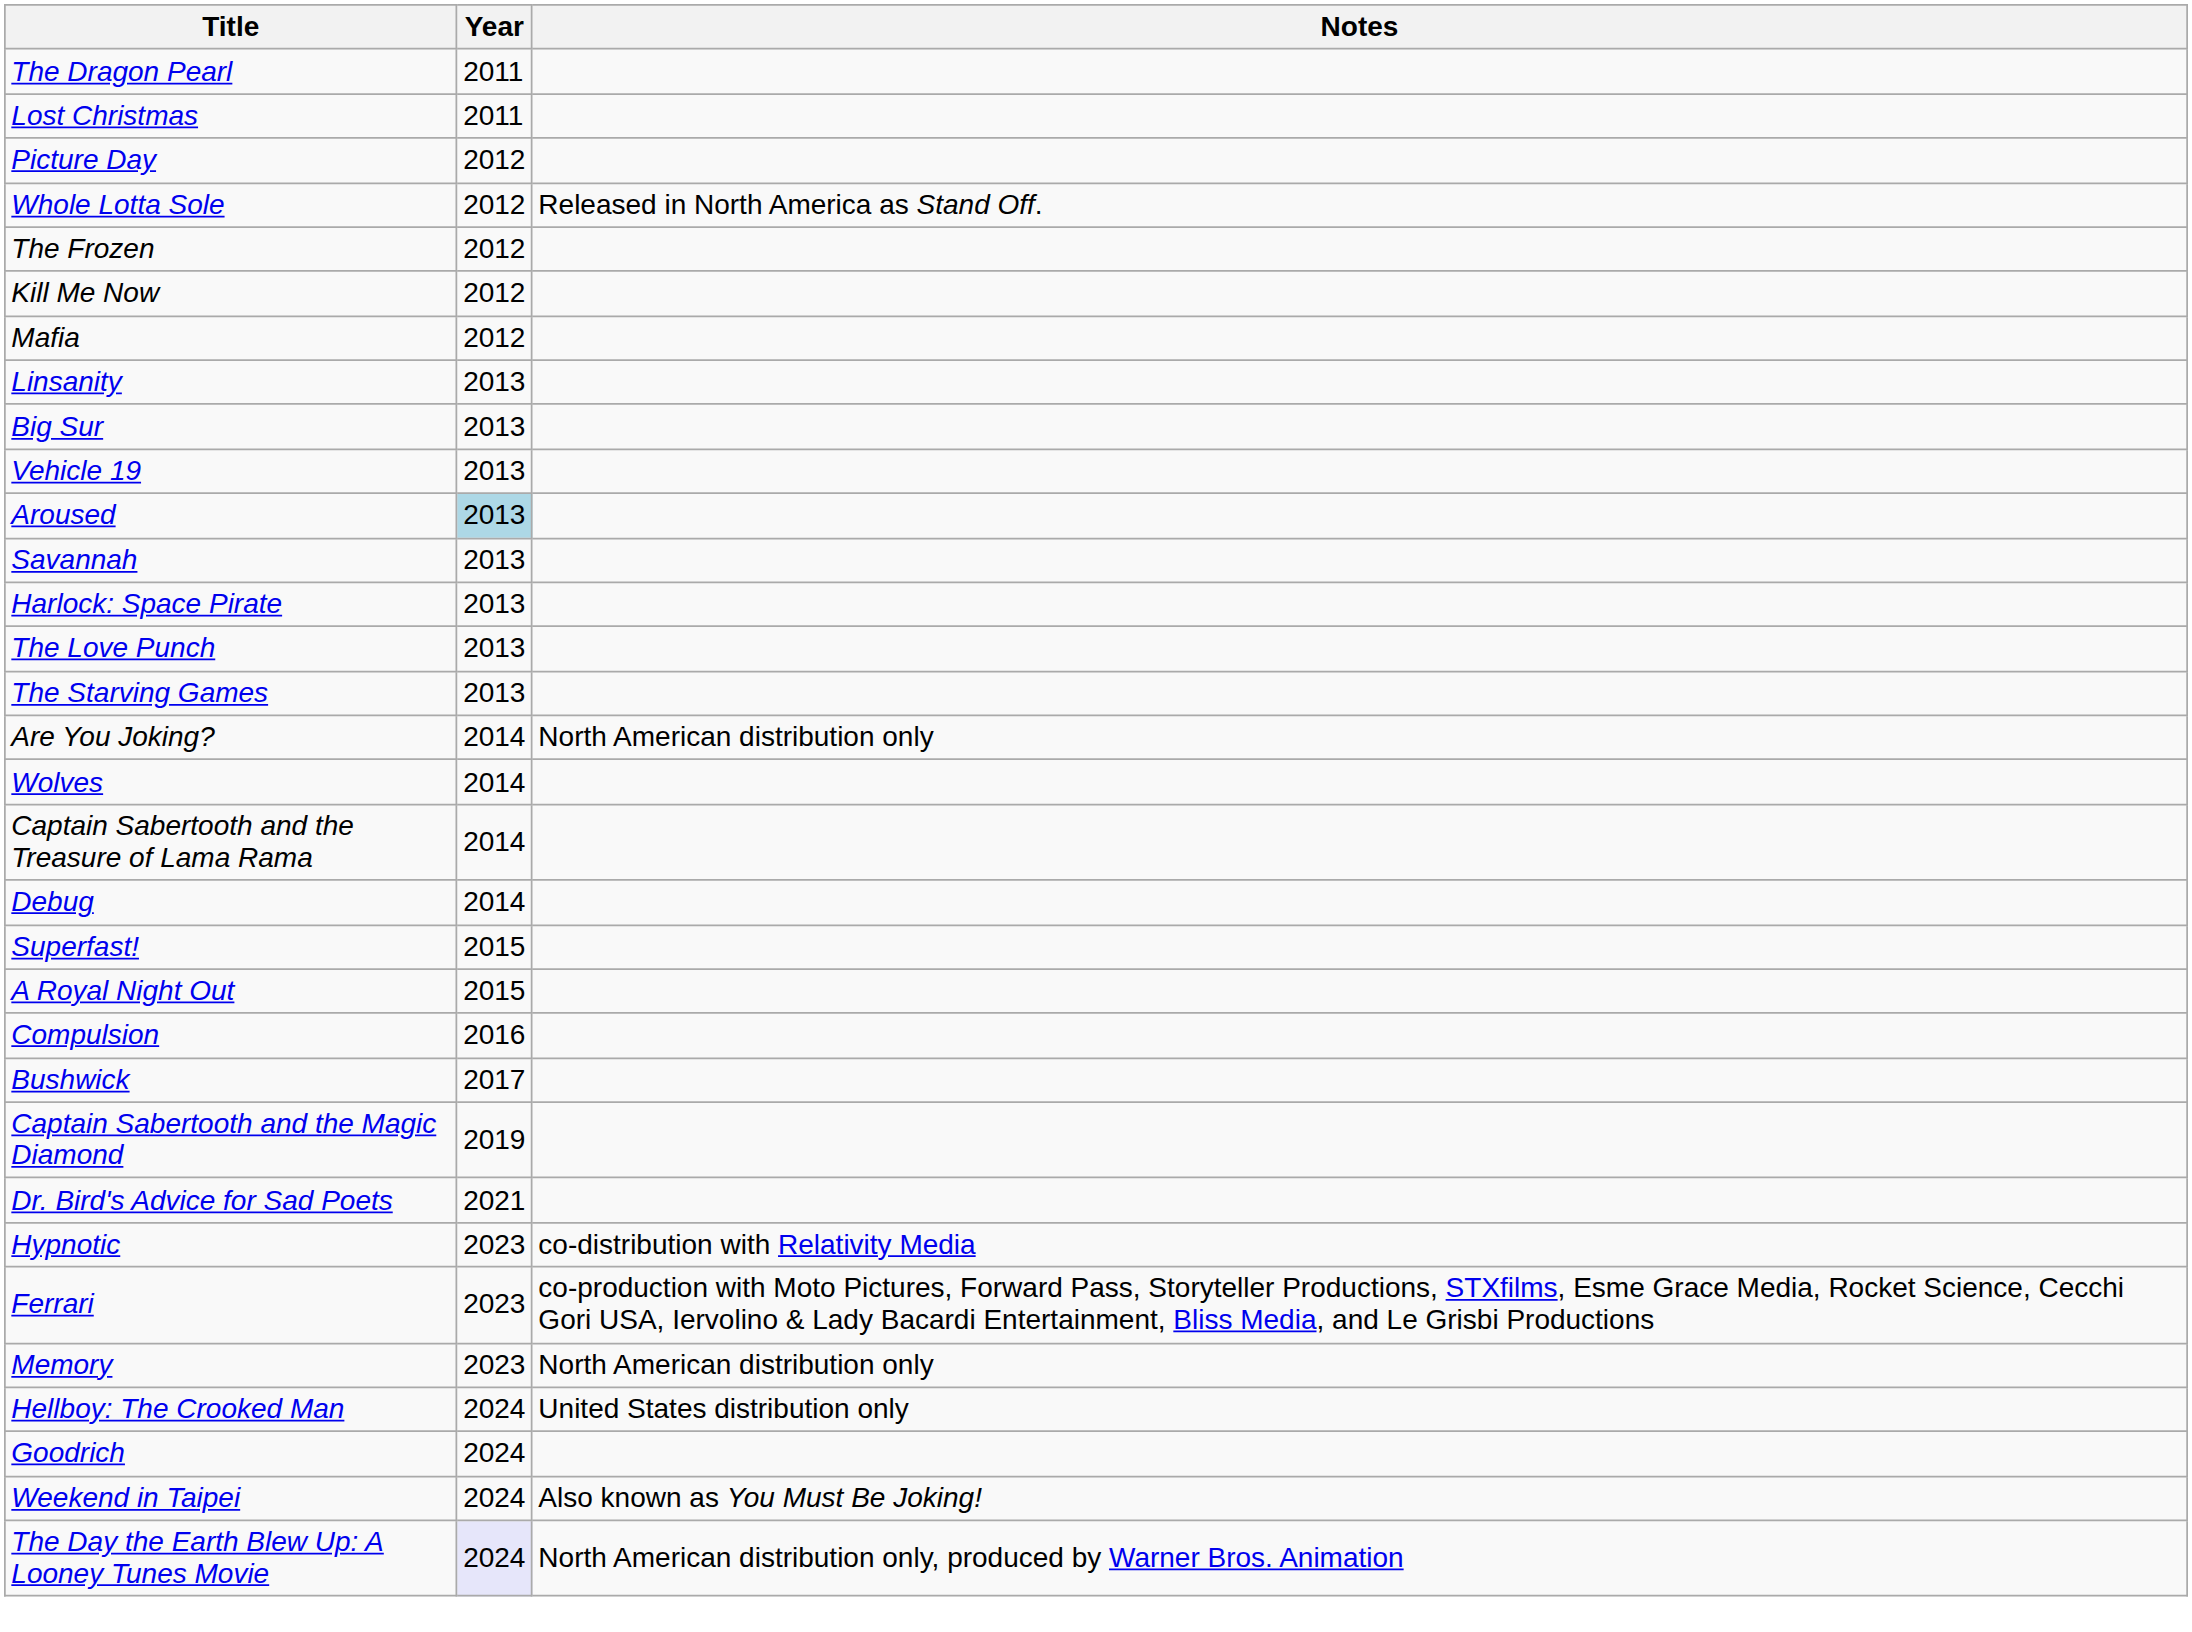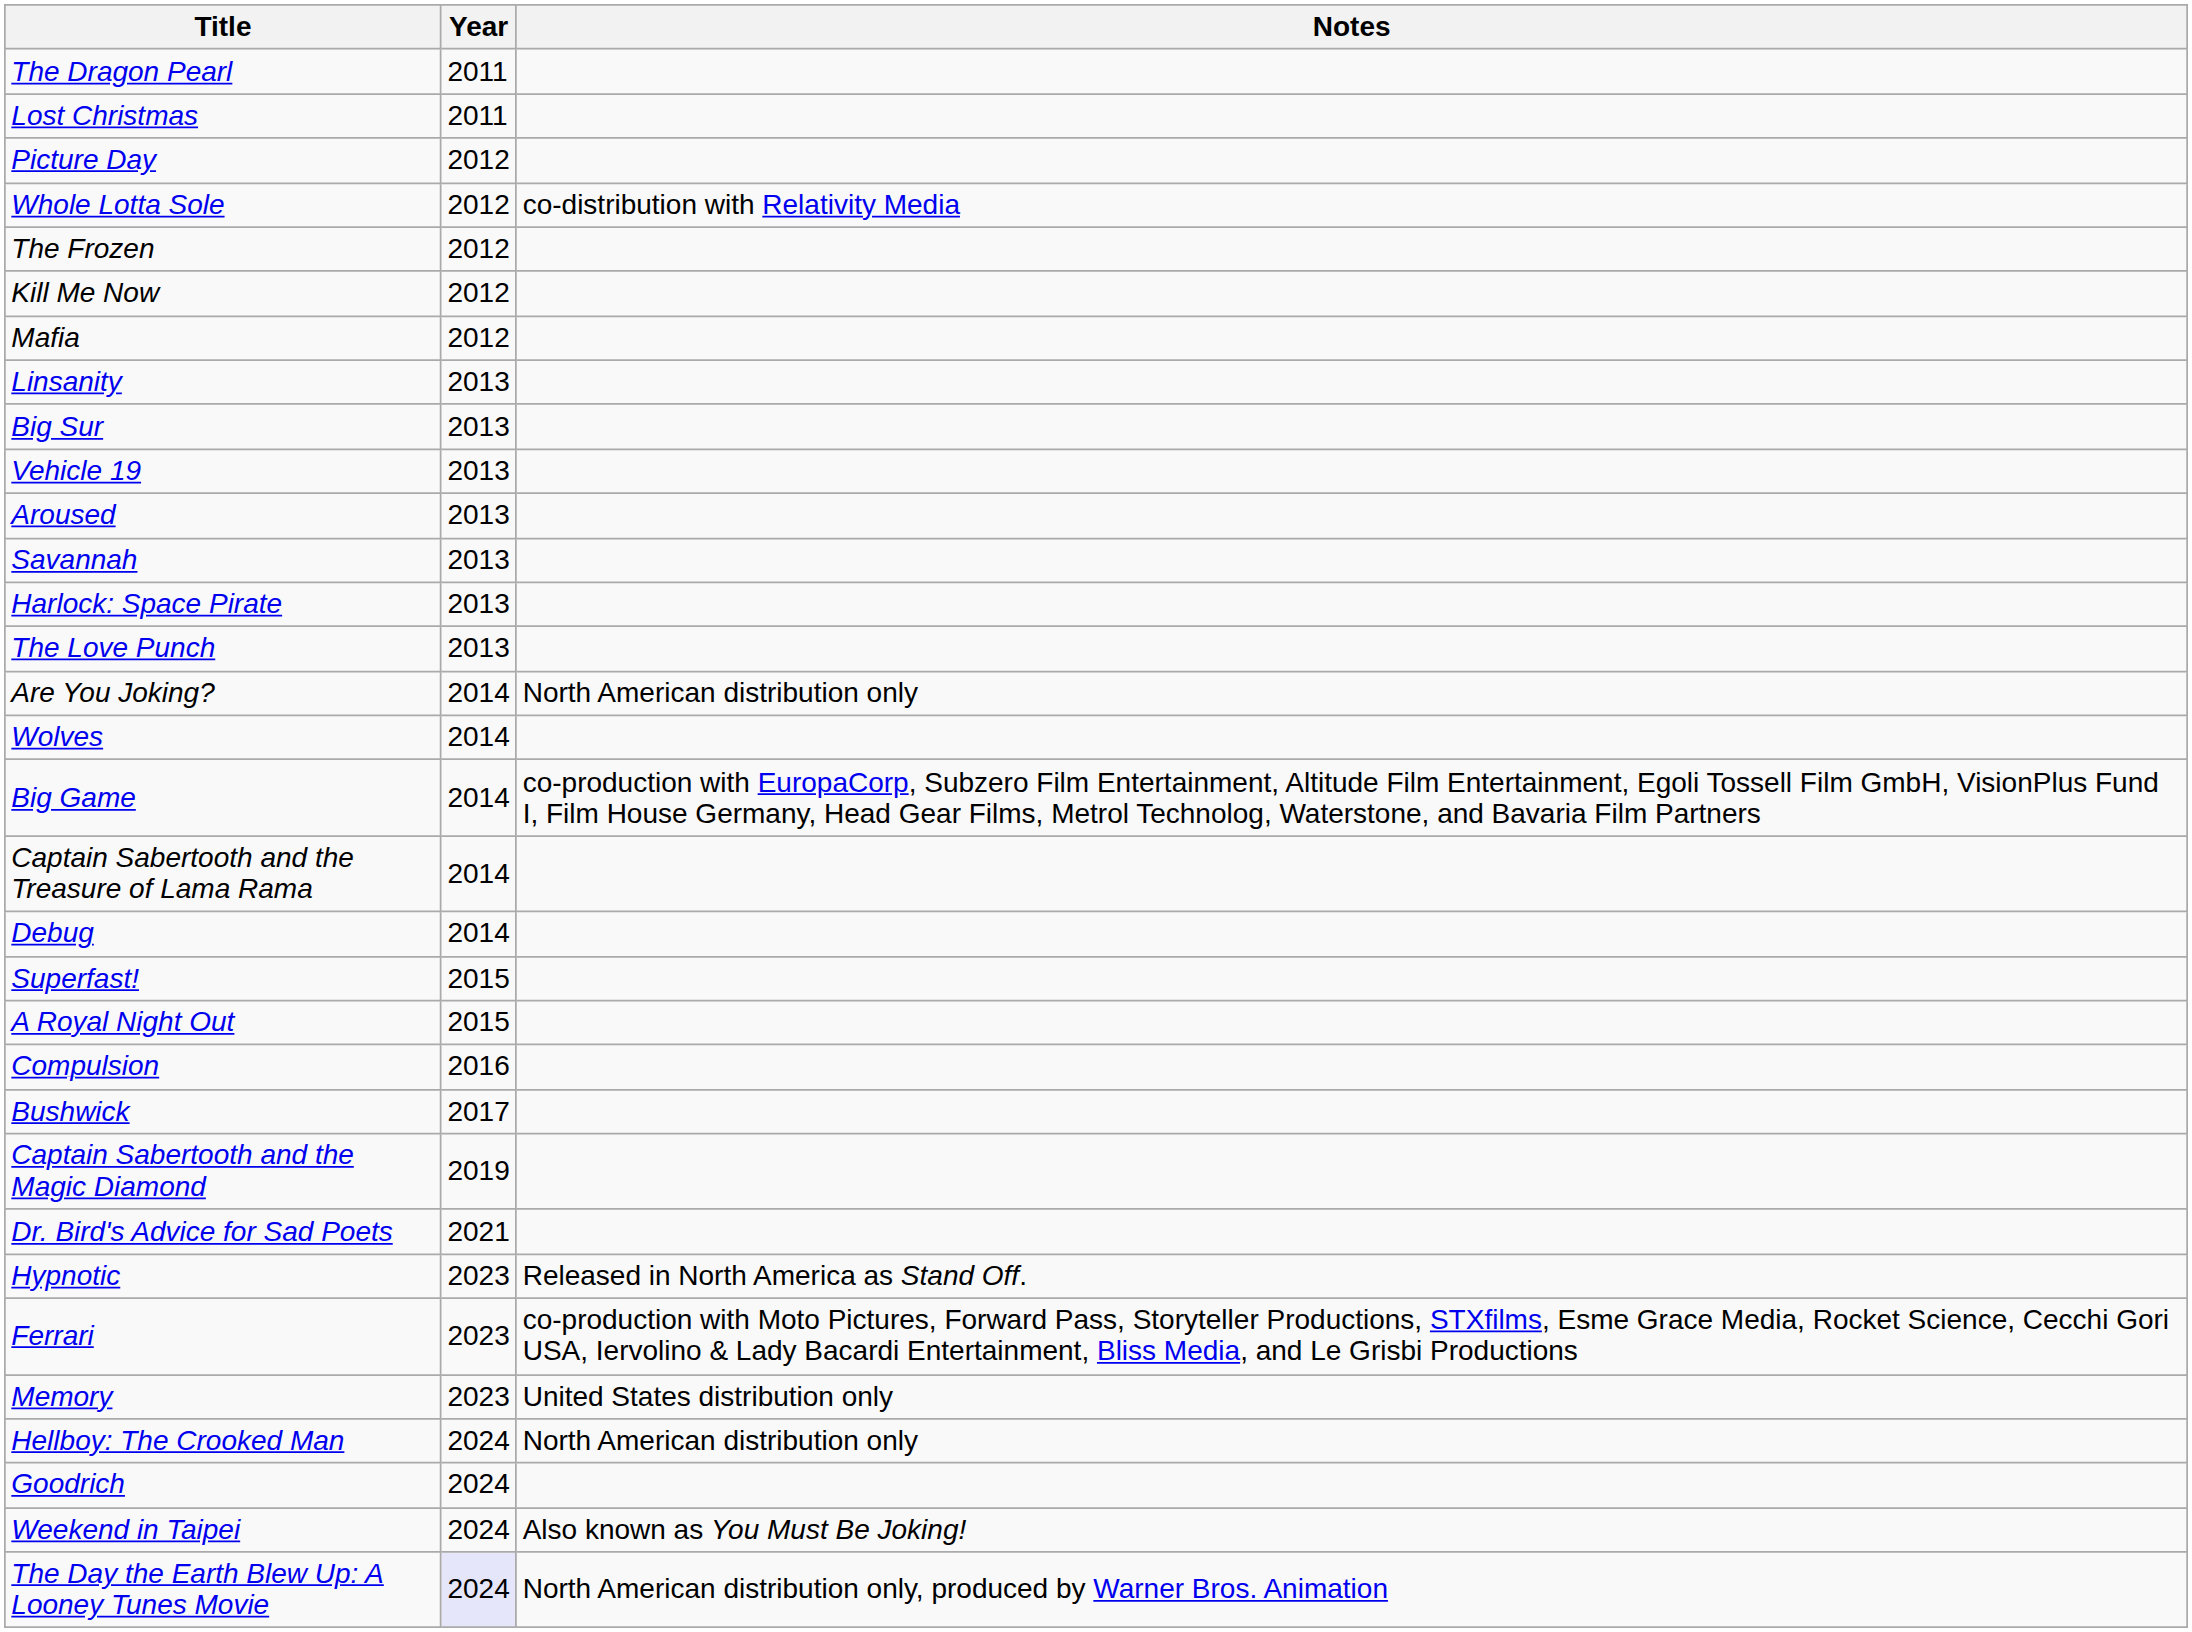(790, 204) Released in North America as Stand Off. -> (741, 204) co-distribution with Relativity Media
(494, 515) lightblue background -> (479, 515) no background
- row: (140, 692)
+ row: (74, 797)
(757, 1244) co-distribution with Relativity Media -> (775, 1275) Released in North America as Stand Off.
(736, 1364) North American distribution only -> (708, 1396) United States distribution only
(724, 1408) United States distribution only -> (720, 1440) North American distribution only
